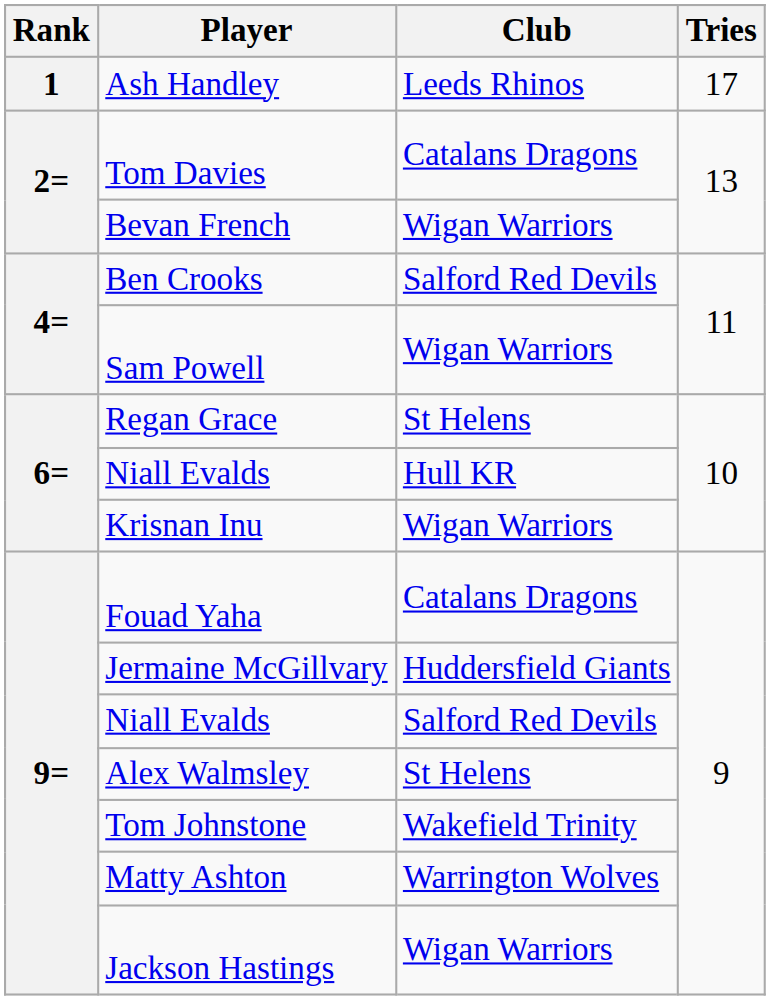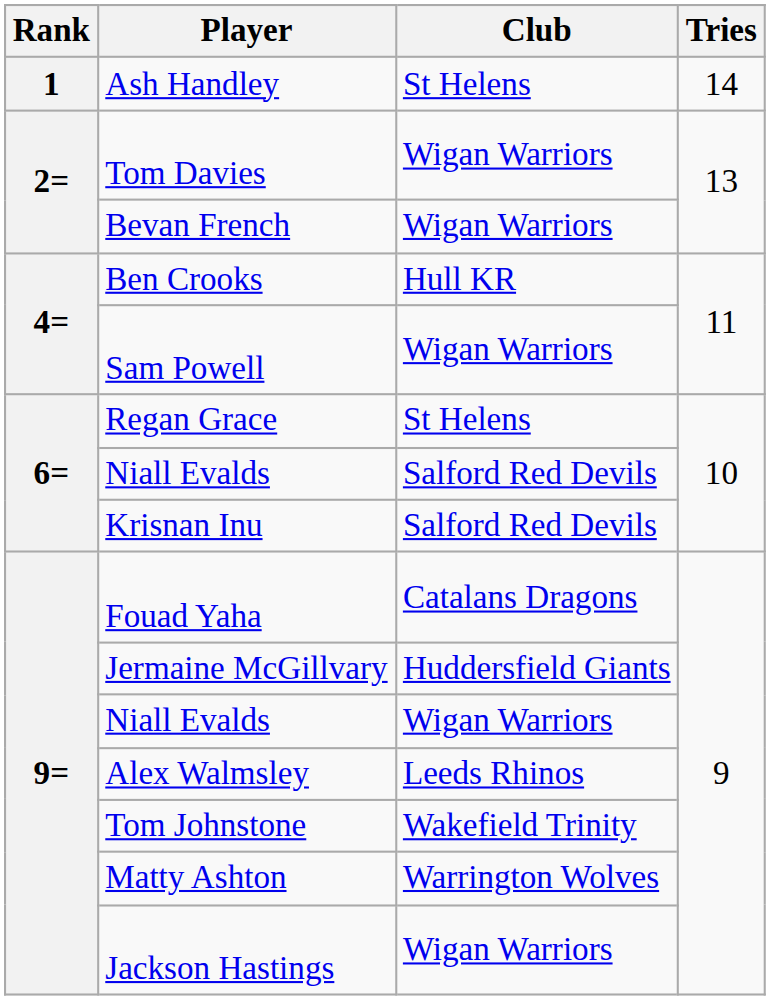(494, 83) Leeds Rhinos -> (467, 83) St Helens
(721, 83) 17 -> (721, 83) 14
(520, 154) Catalans Dragons -> (508, 154) Wigan Warriors
(530, 278) Salford Red Devils -> (459, 278) Hull KR
(459, 472) Hull KR -> (530, 472) Salford Red Devils
(508, 525) Wigan Warriors -> (530, 525) Salford Red Devils
(530, 720) Salford Red Devils -> (508, 720) Wigan Warriors
(467, 772) St Helens -> (494, 772) Leeds Rhinos
